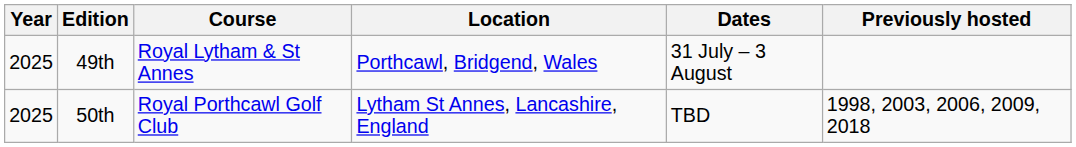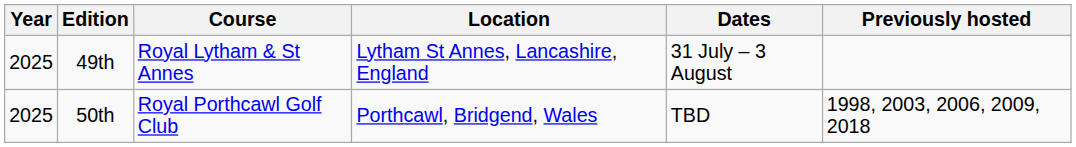(477, 62) Porthcawl, Bridgend, Wales -> (487, 62) Lytham St Annes, Lancashire, England
(487, 115) Lytham St Annes, Lancashire, England -> (477, 115) Porthcawl, Bridgend, Wales
